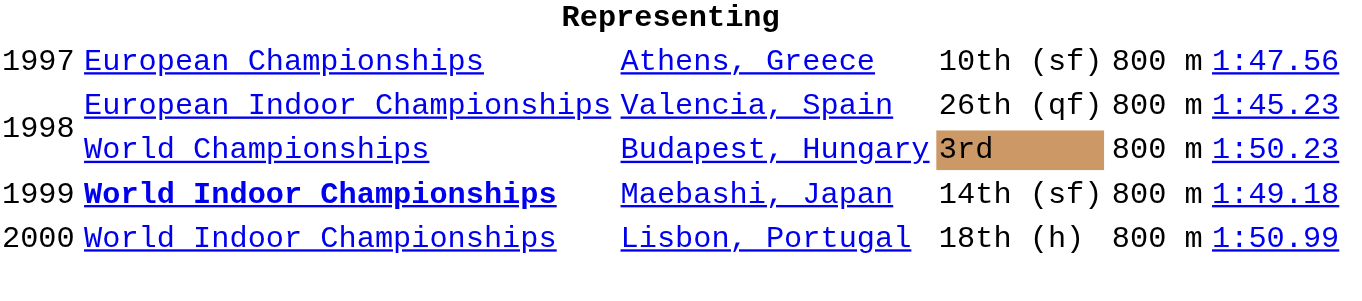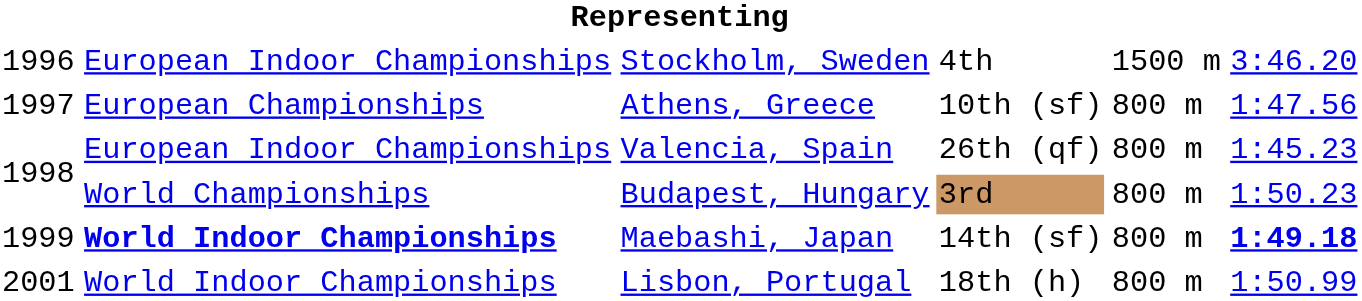+ row: (775, 62)
(1276, 195) normal -> (1294, 239) bold
(38, 239) 2000 -> (38, 283) 2001
